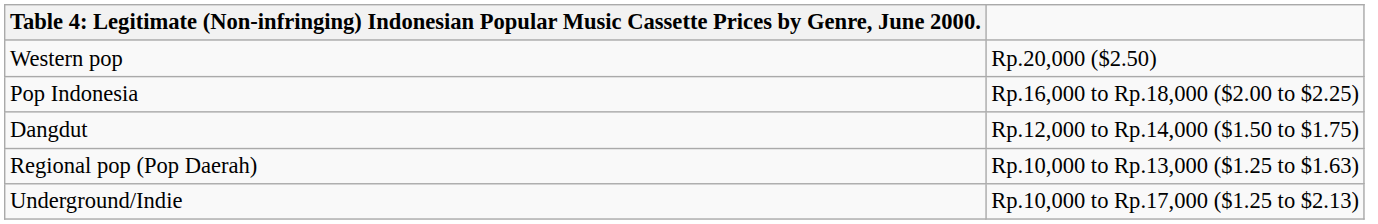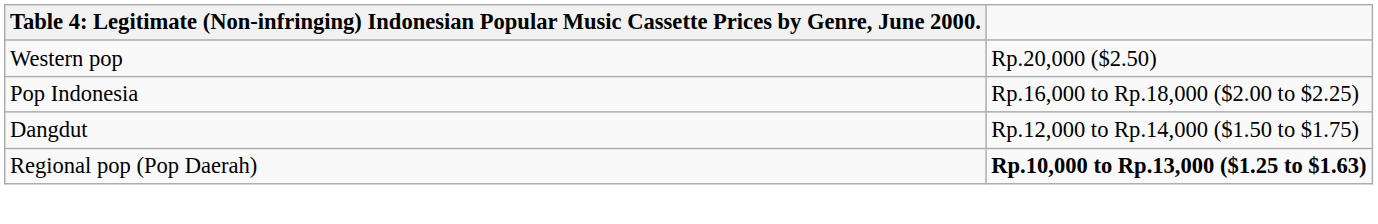(1175, 165) normal -> (1179, 165) bold
- row: (96, 201)
